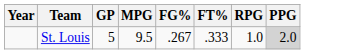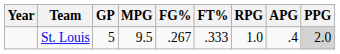+ column: (284, 15)
